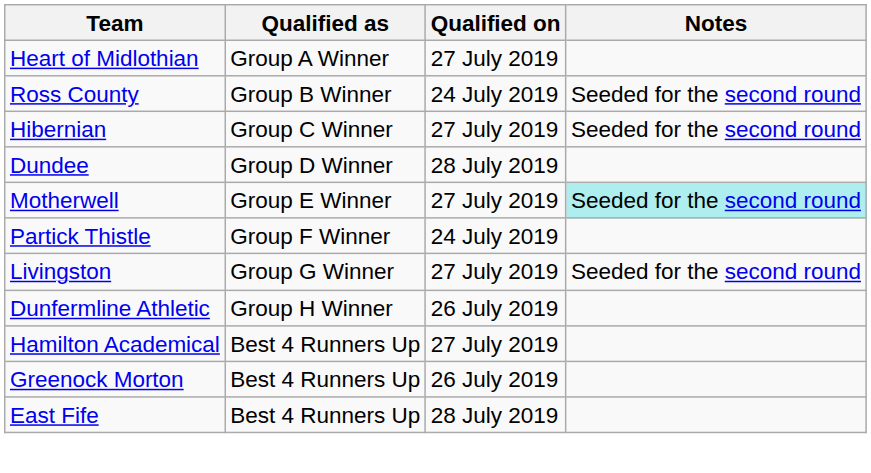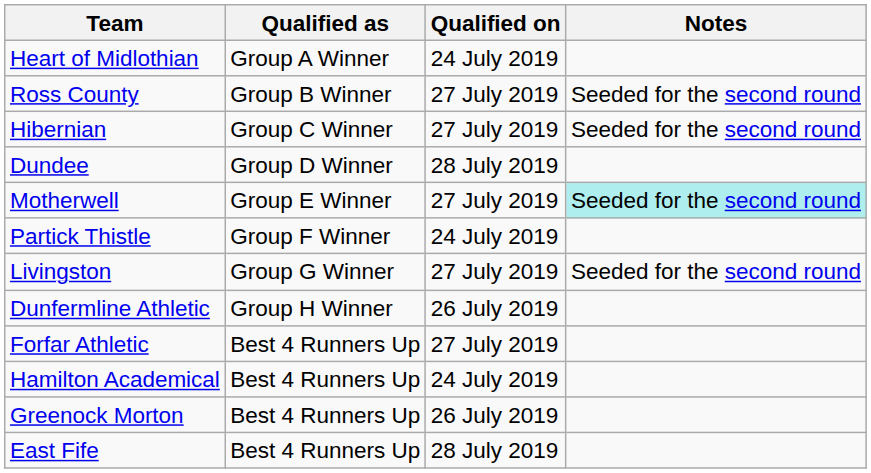(494, 58) 27 July 2019 -> (494, 58) 24 July 2019
(494, 94) 24 July 2019 -> (494, 94) 27 July 2019
+ row: (79, 343)
(494, 343) 27 July 2019 -> (494, 379) 24 July 2019
